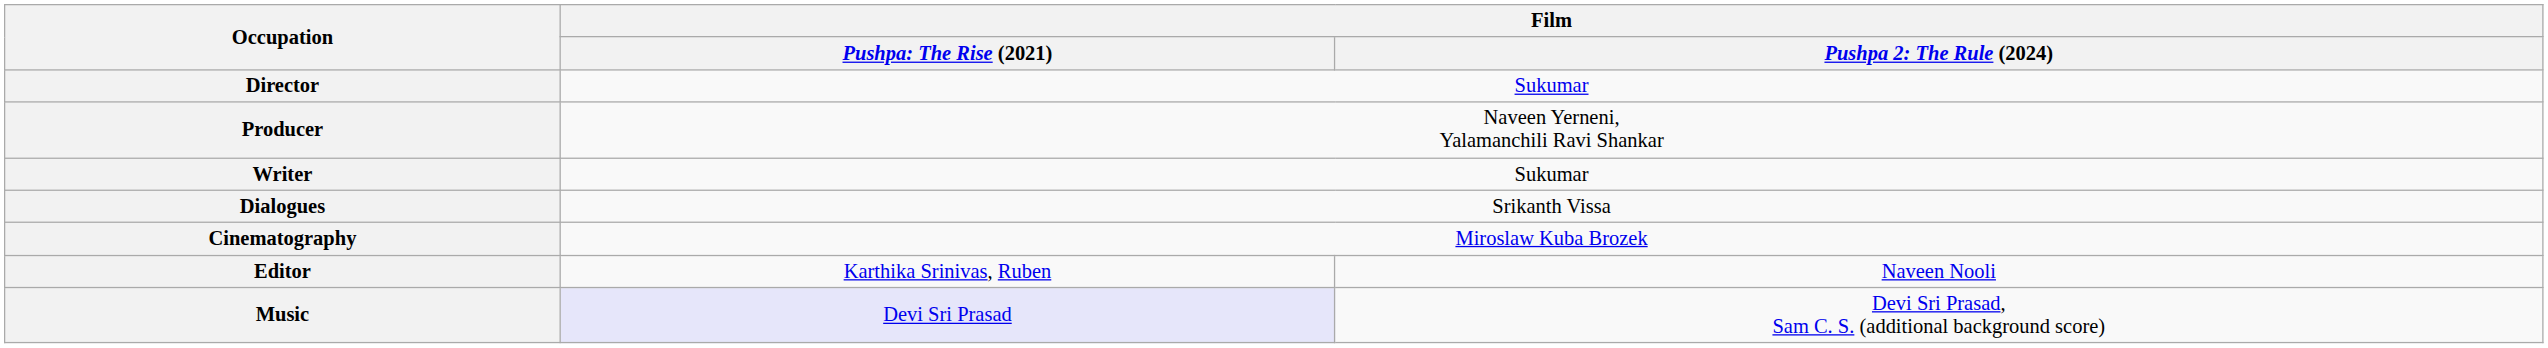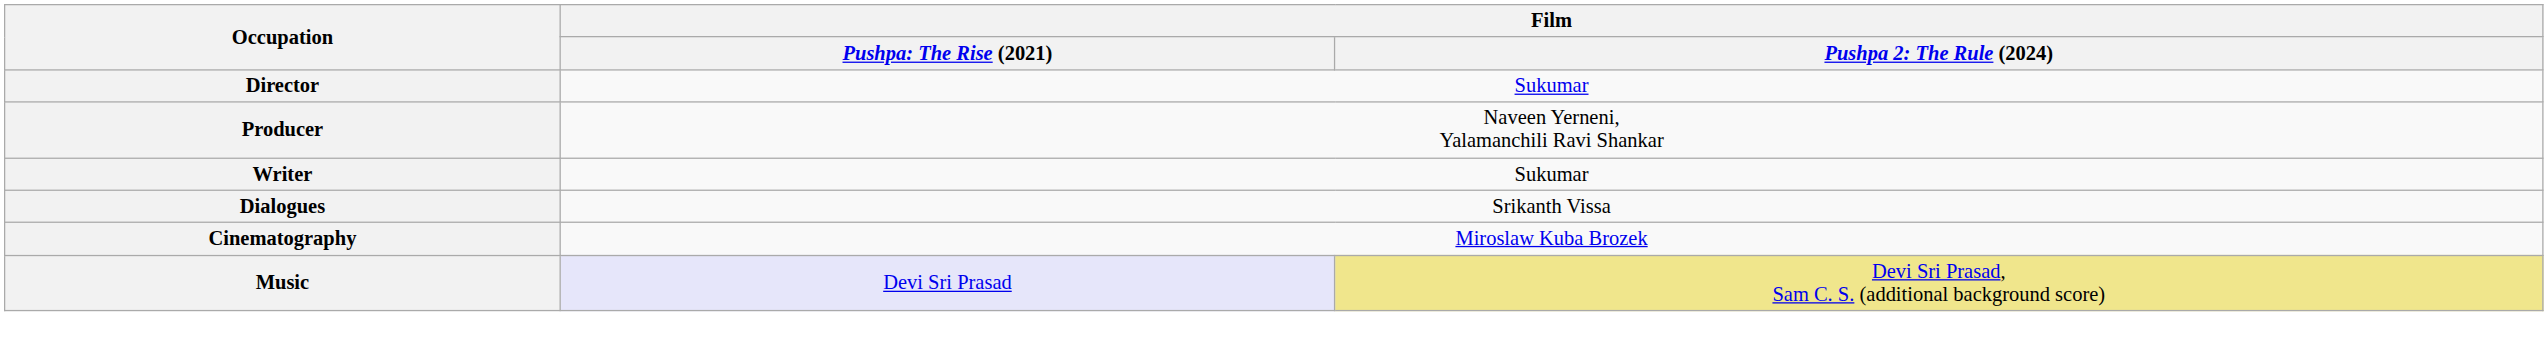- row: (282, 271)
(1939, 315) no background -> (1939, 282) khaki background
